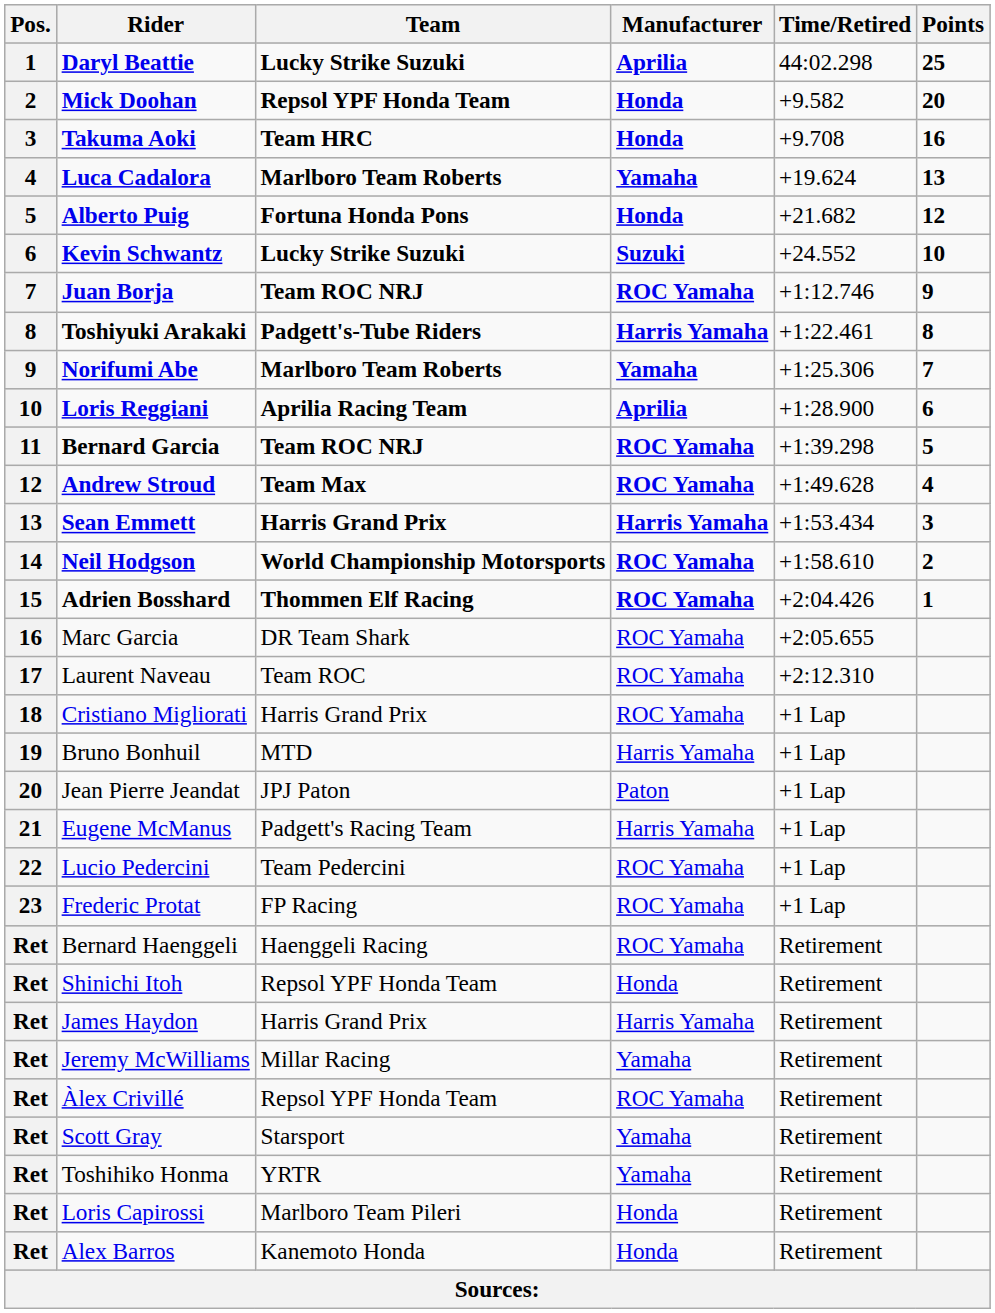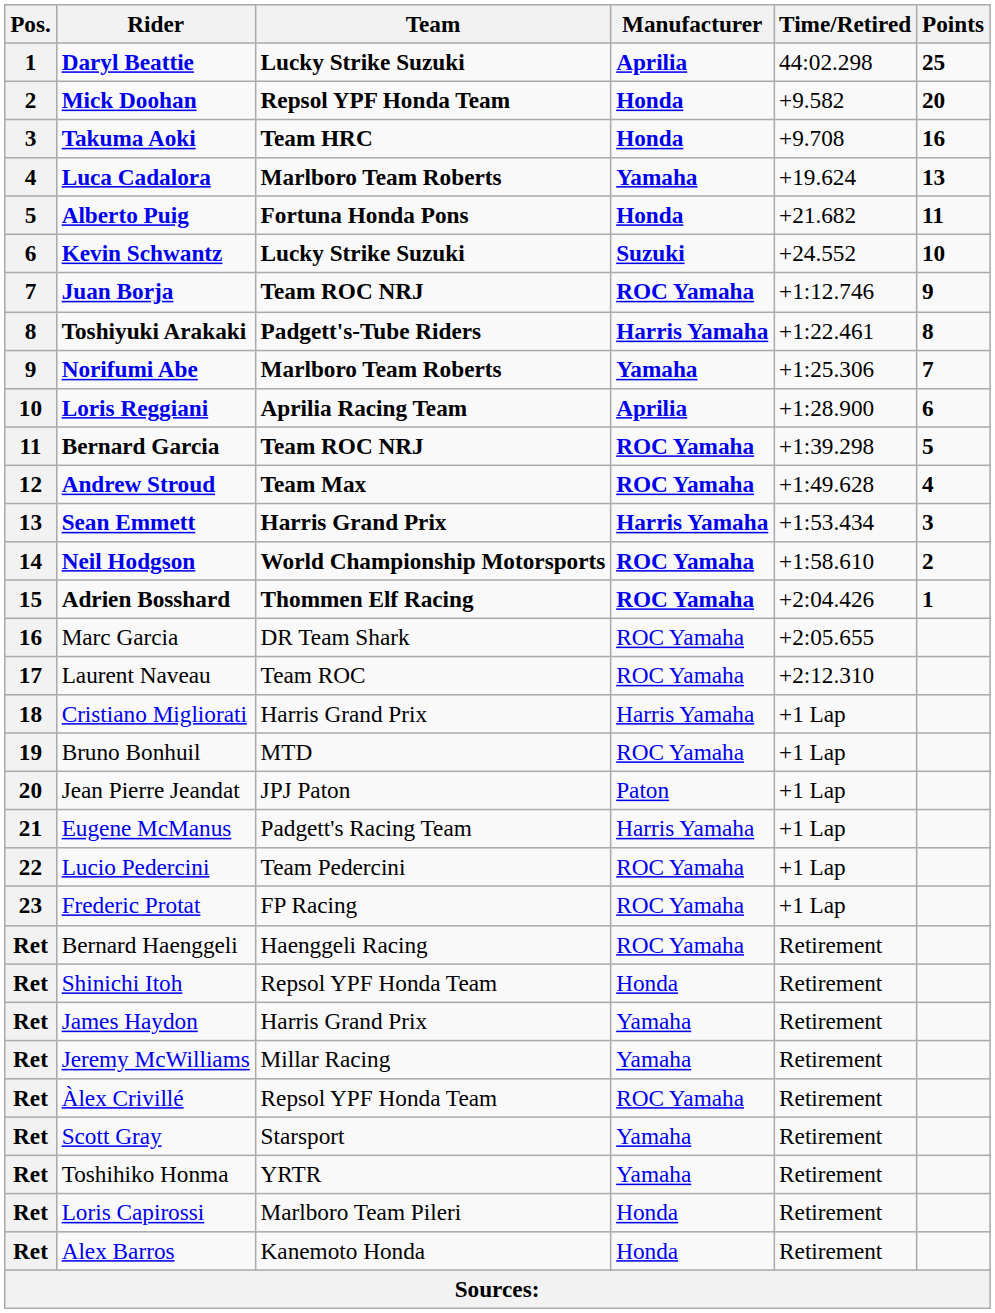(934, 215) 12 -> (933, 215) 11
(680, 714) ROC Yamaha -> (685, 714) Harris Yamaha
(685, 752) Harris Yamaha -> (680, 752) ROC Yamaha
(685, 1020) Harris Yamaha -> (654, 1020) Yamaha
